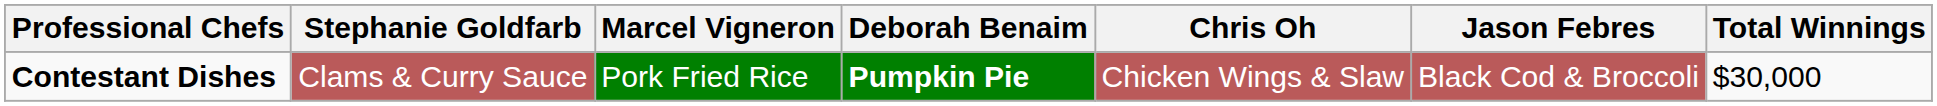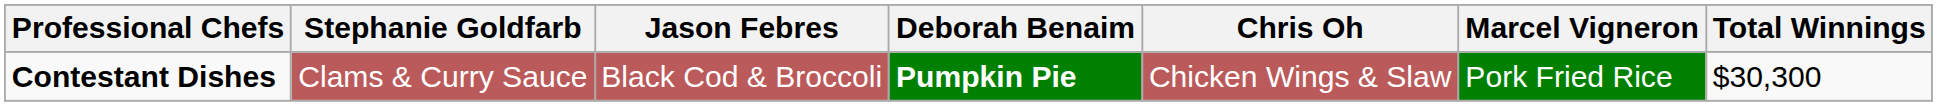columns swapped: (1558, 28) <-> (718, 28)
(1767, 76) $30,000 -> (1767, 76) $30,300
